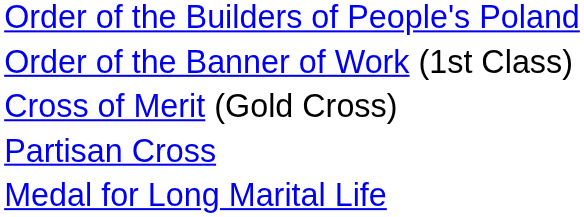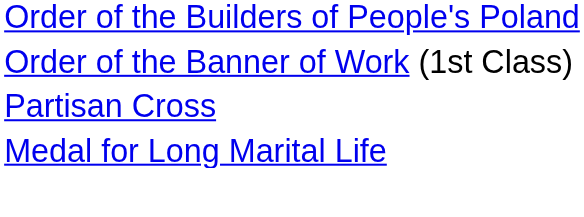- row: (201, 106)
